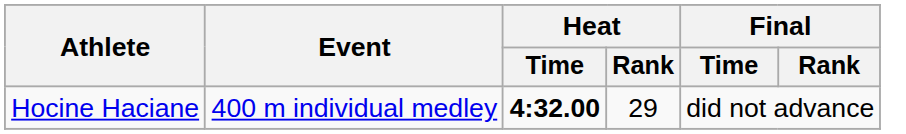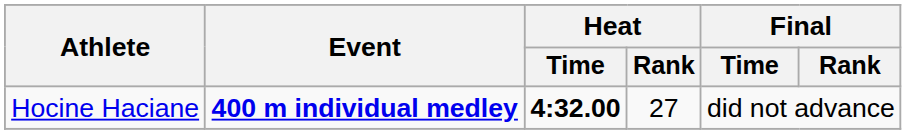(354, 108) normal -> (365, 108) bold
(643, 108) 29 -> (664, 108) 27
